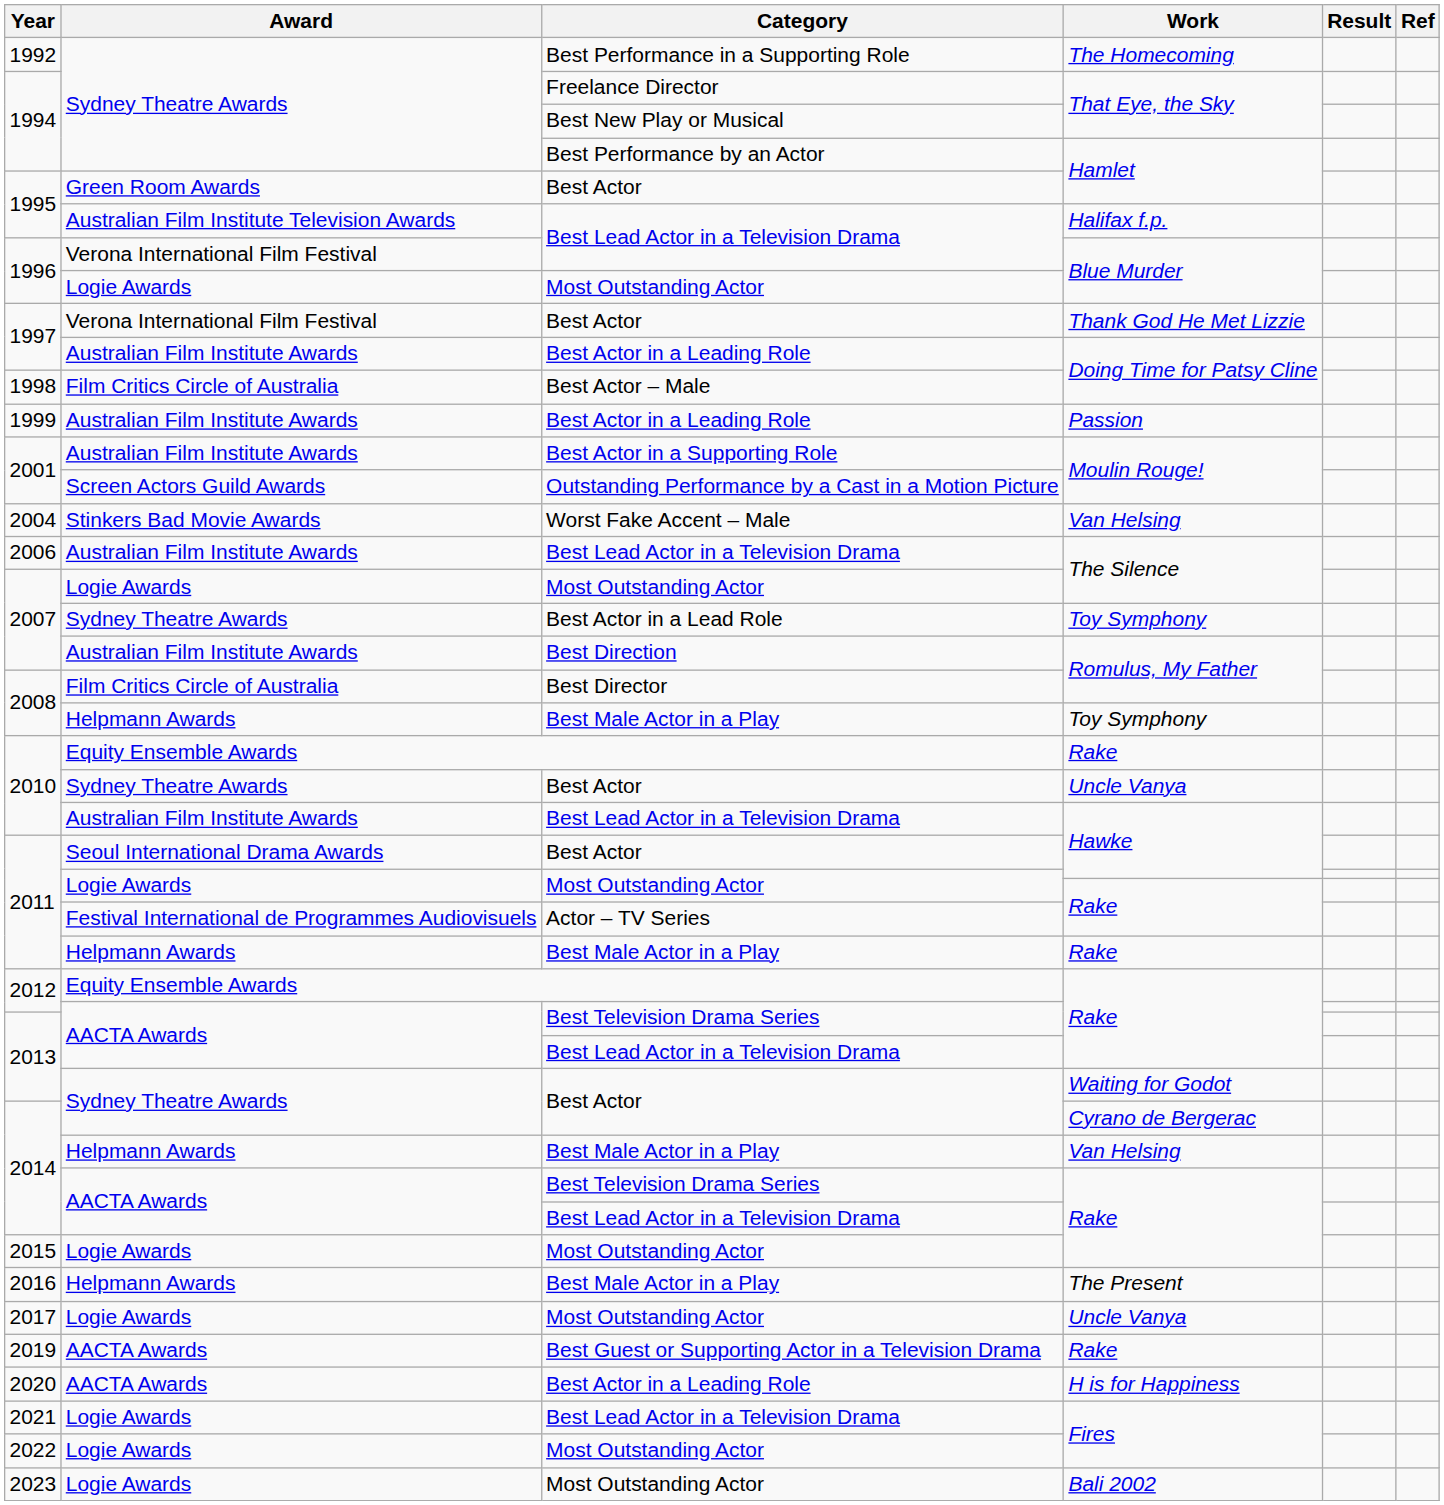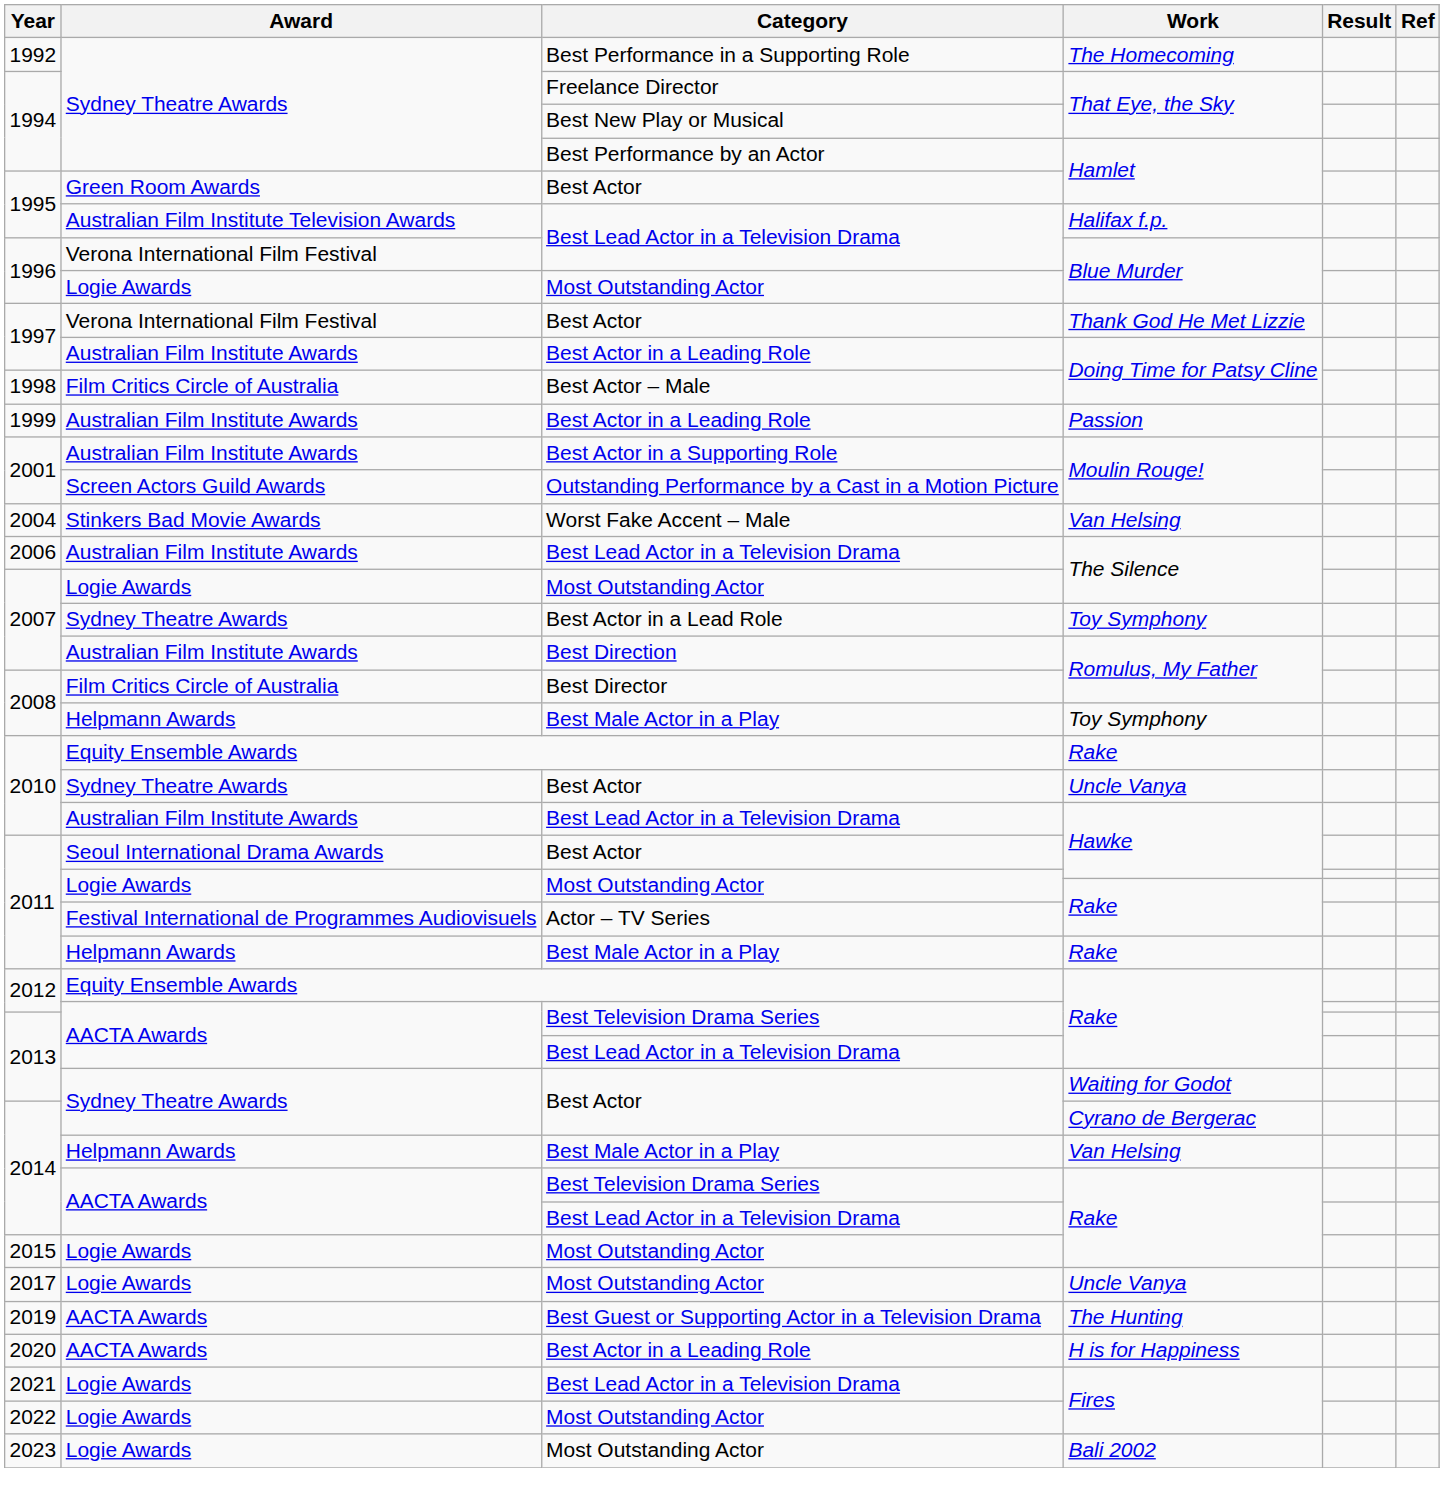- row: (33, 1284)
(1093, 1350) Rake -> (1125, 1317) The Hunting
